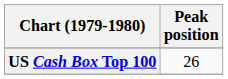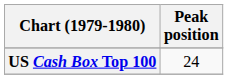(191, 61) 26 -> (191, 61) 24
